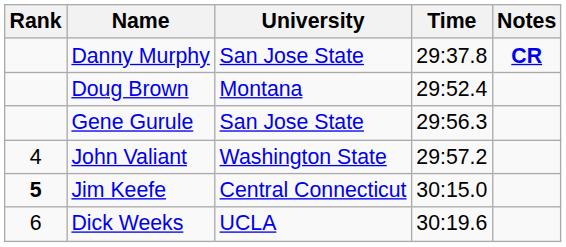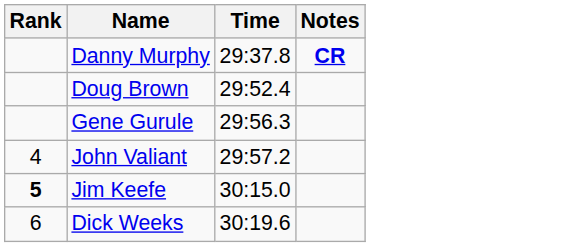- column: (313, 21)
